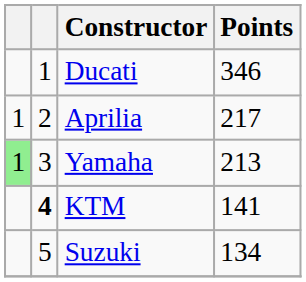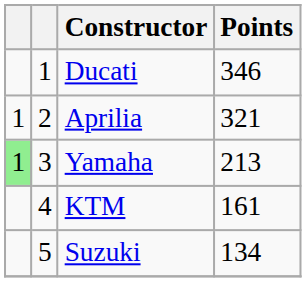(241, 116) 217 -> (241, 116) 321
(45, 207) bold -> (45, 207) normal
(241, 207) 141 -> (241, 207) 161
